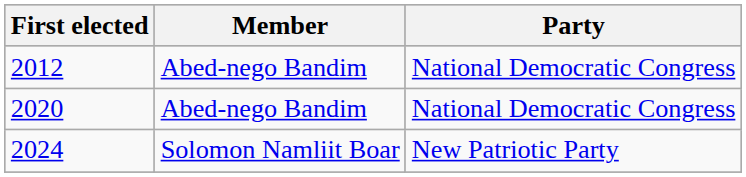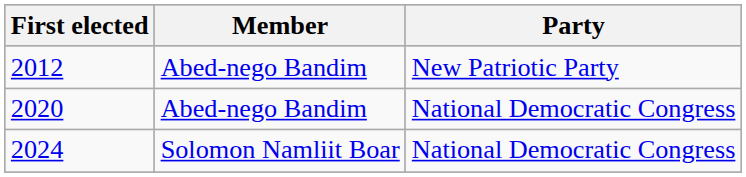(574, 66) National Democratic Congress -> (515, 66) New Patriotic Party
(515, 150) New Patriotic Party -> (574, 150) National Democratic Congress
